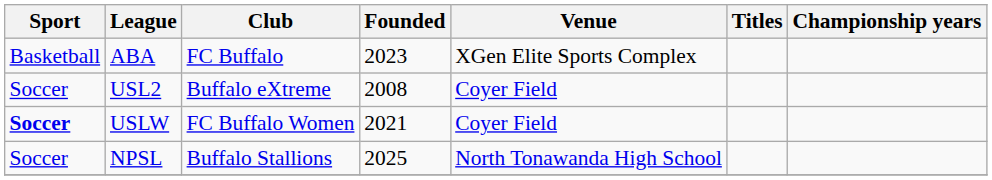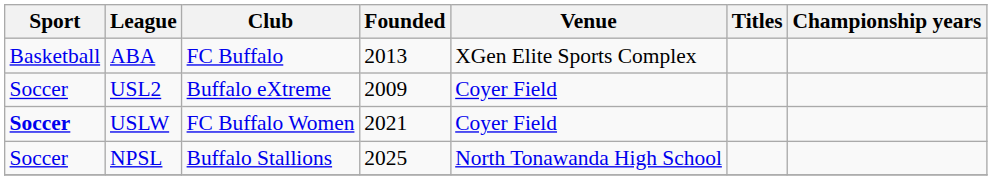(386, 55) 2023 -> (386, 55) 2013
(386, 89) 2008 -> (386, 89) 2009
